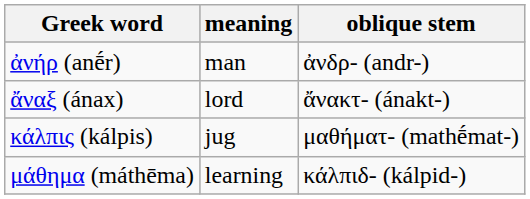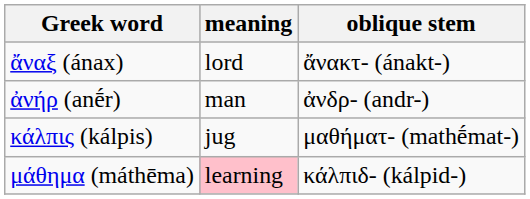rows swapped: (67, 99) <-> (65, 61)
(244, 174) no background -> (244, 174) pink background
